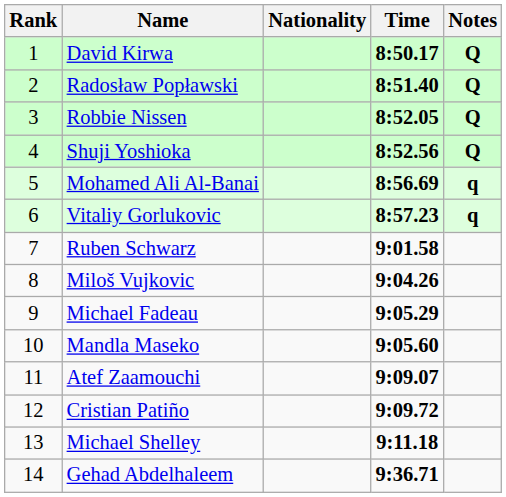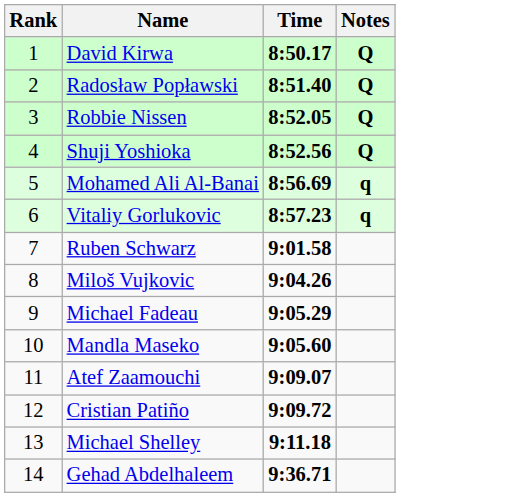- column: (317, 20)
